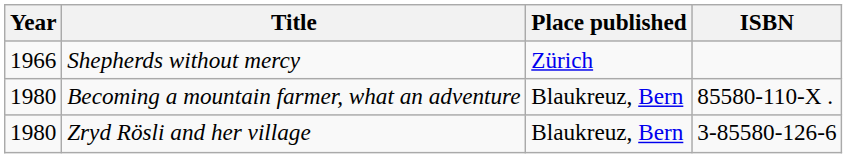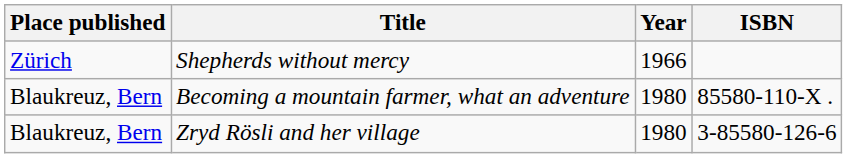columns swapped: (33, 22) <-> (609, 22)
